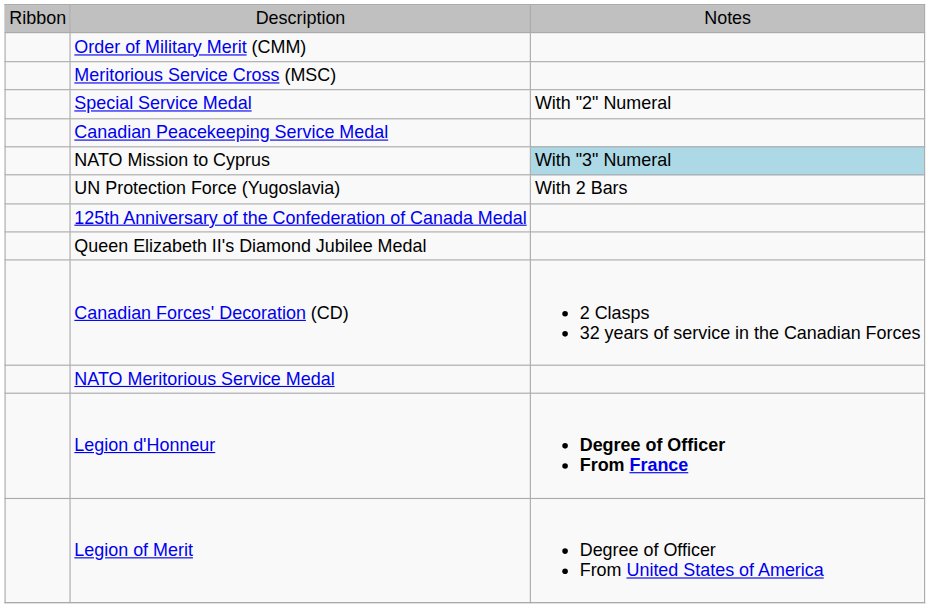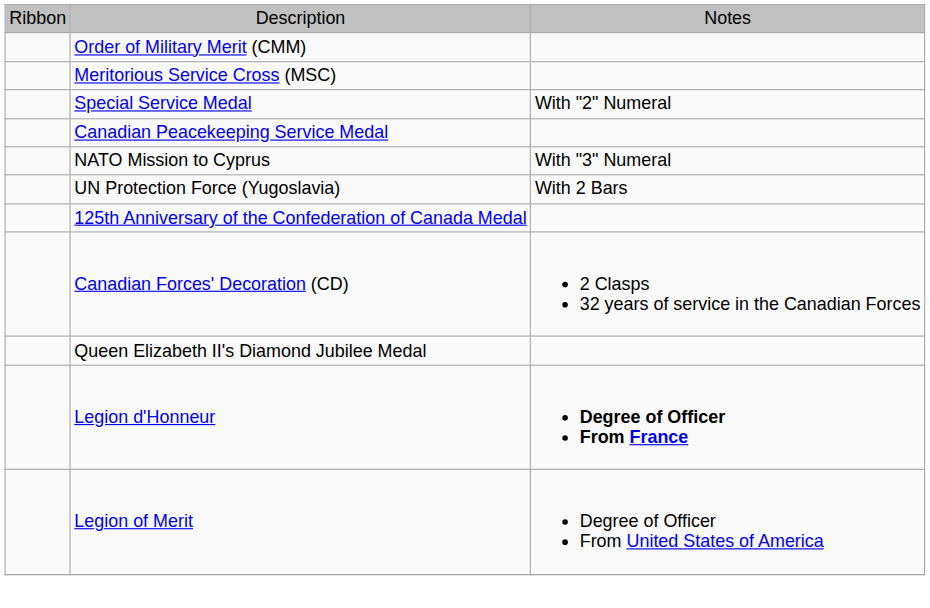(603, 160) lightblue background -> (603, 160) no background
rows swapped: (250, 246) <-> (212, 312)
- row: (204, 379)
